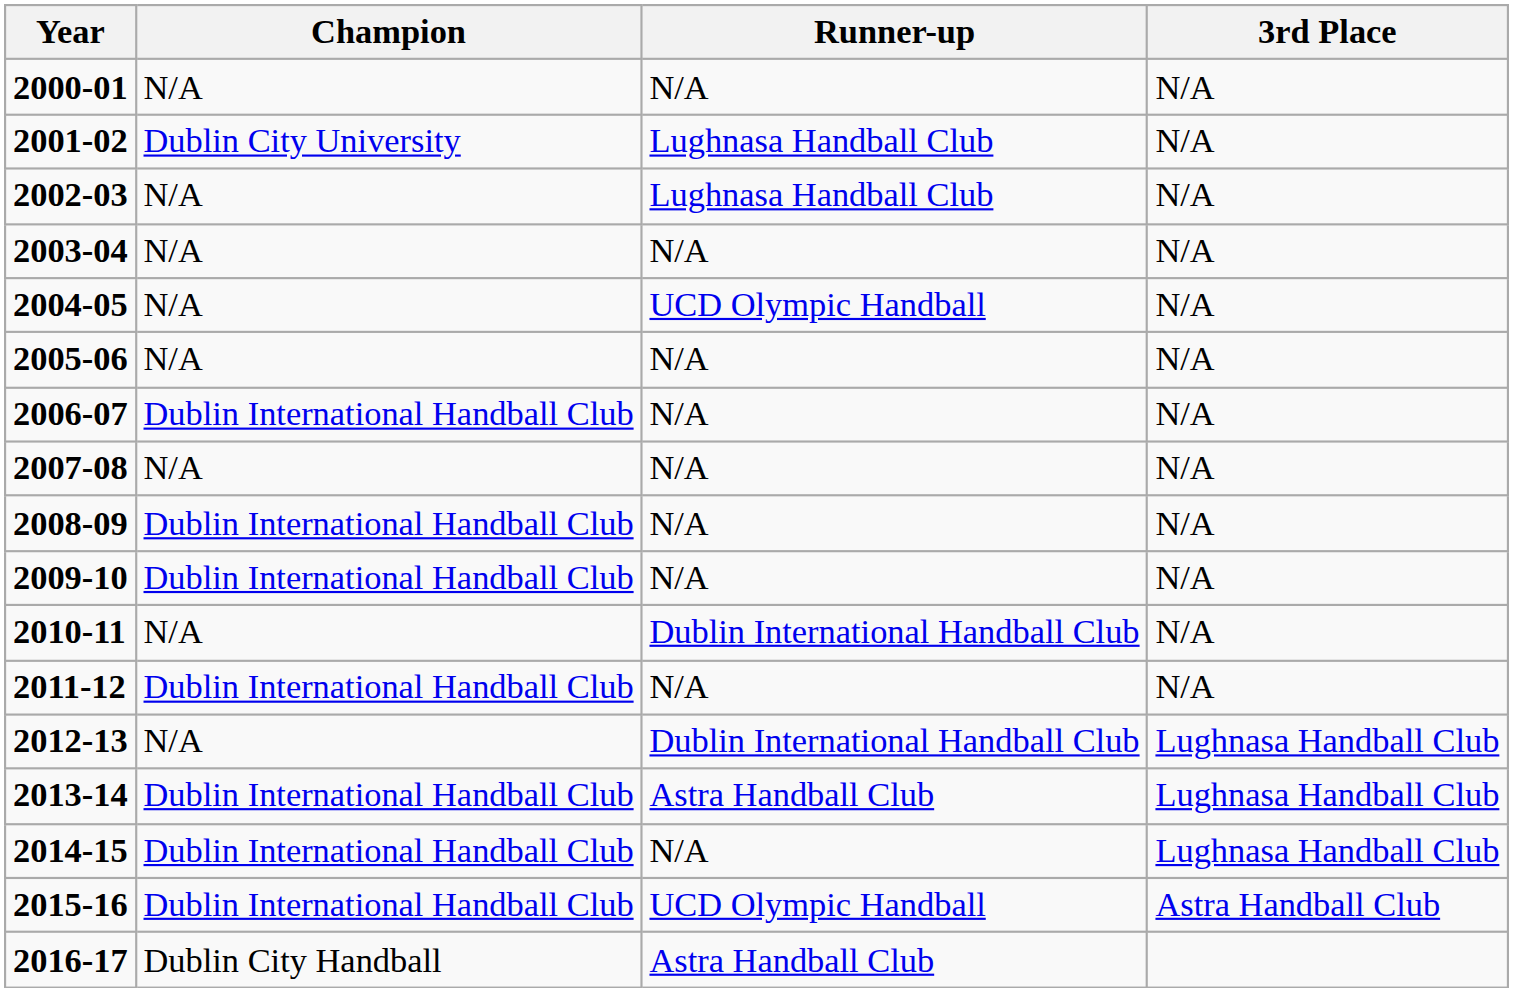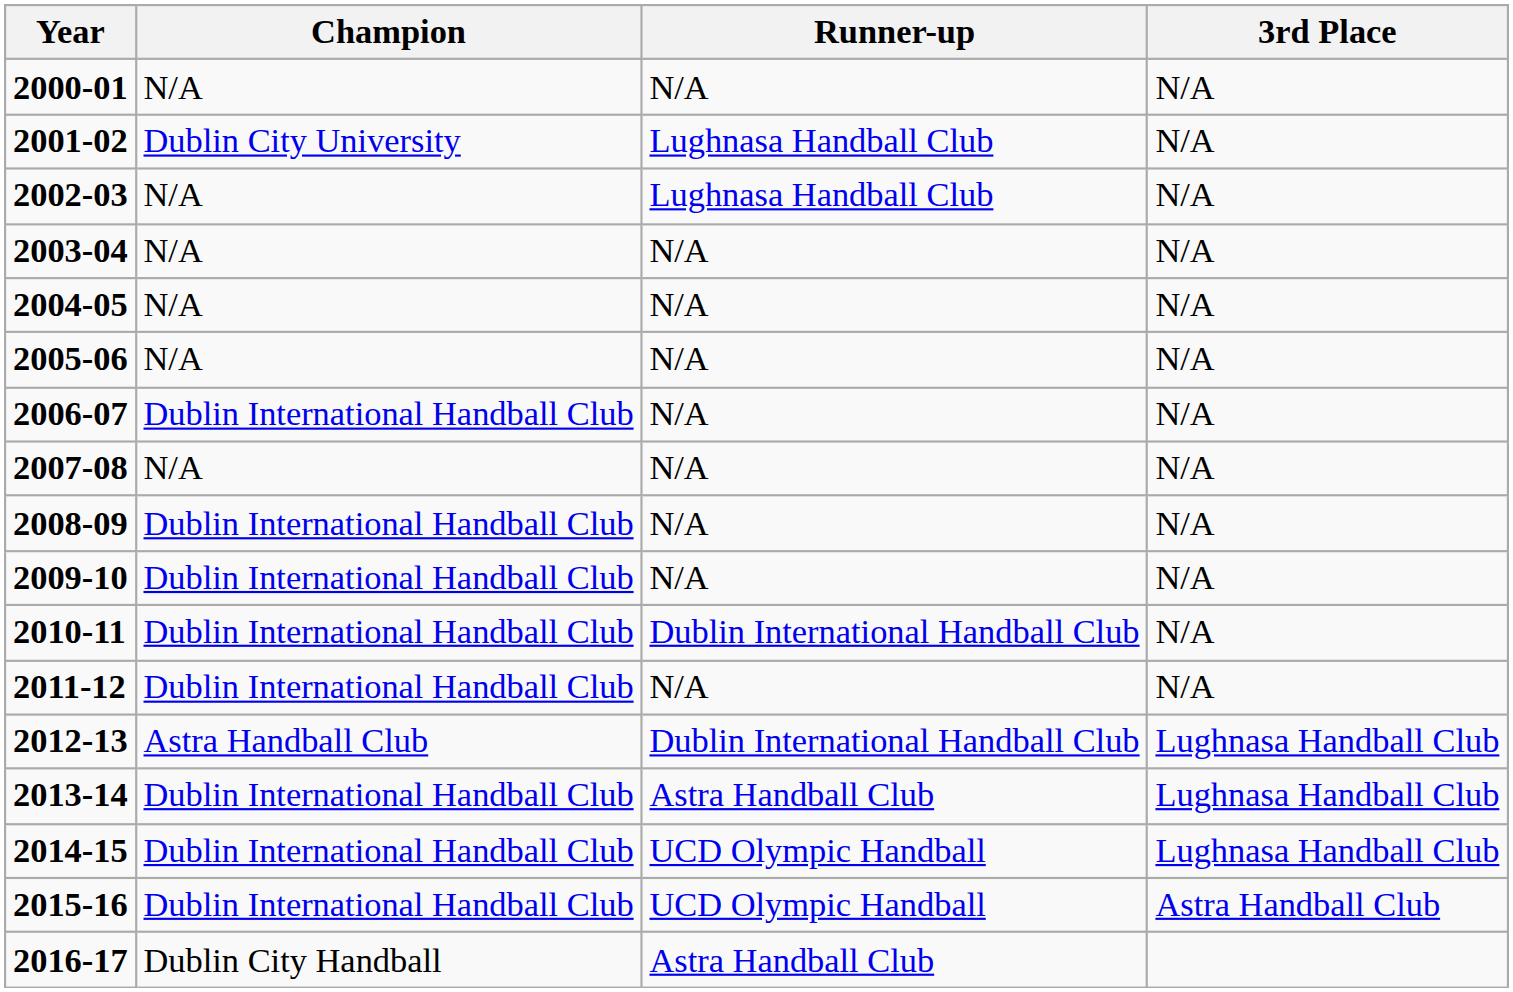(818, 304) UCD Olympic Handball -> (679, 304) N/A
(173, 631) N/A -> (389, 631) Dublin International Handball Club
(173, 741) N/A -> (286, 741) Astra Handball Club
(679, 850) N/A -> (818, 850) UCD Olympic Handball
